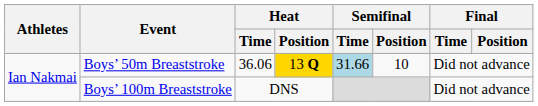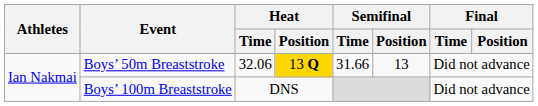(255, 65) 36.06 -> (255, 65) 32.06
(353, 65) lightblue background -> (353, 65) no background
(401, 65) 10 -> (401, 65) 13
